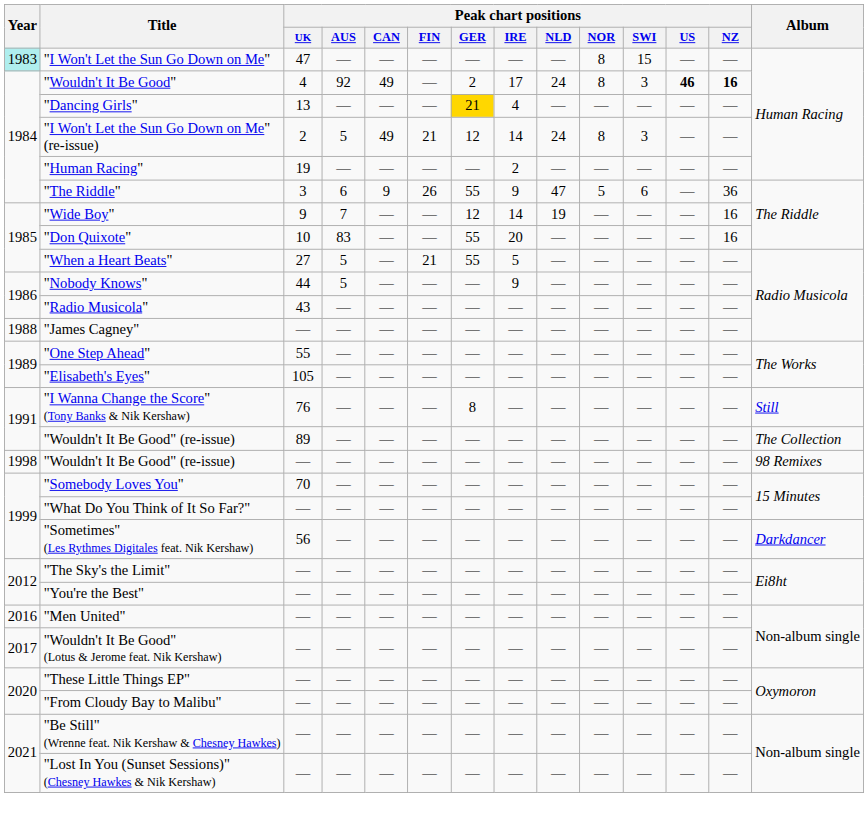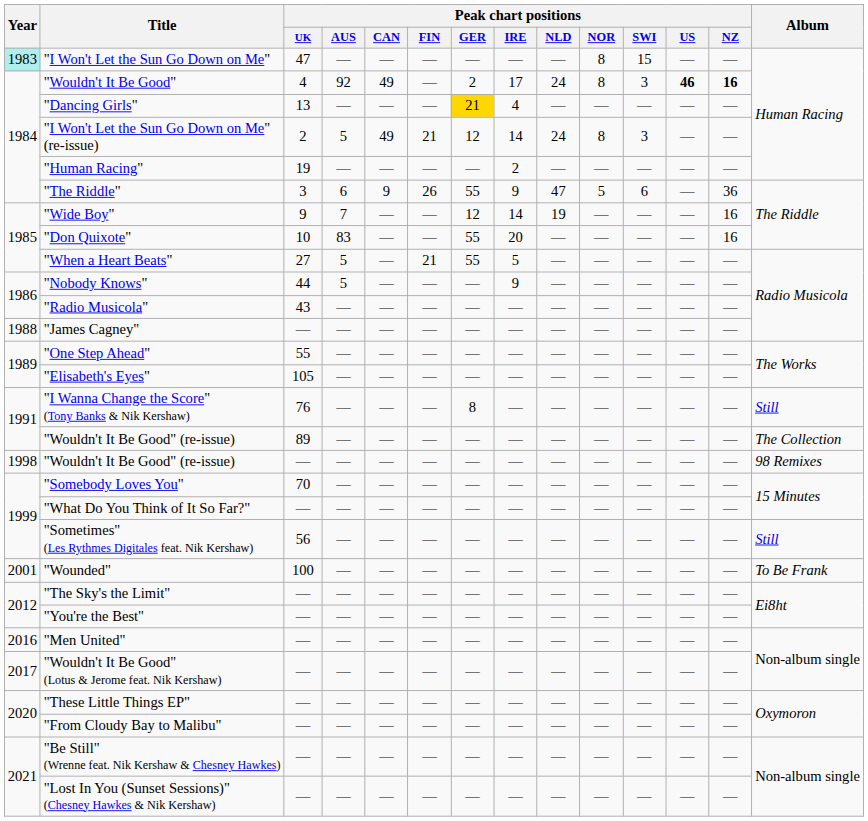(790, 539) Darkdancer -> (767, 539) Still
+ row: (77, 570)
